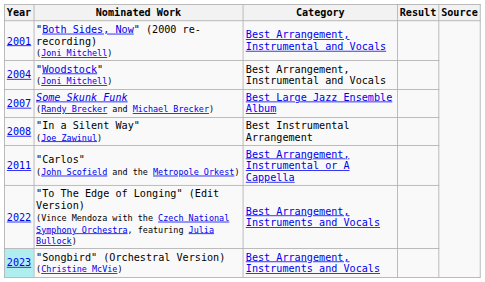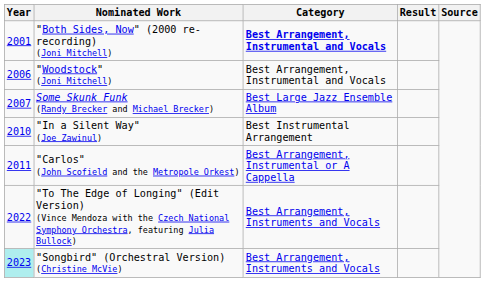(316, 41) normal -> (316, 41) bold
(19, 75) 2004 -> (19, 75) 2006
(19, 131) 2008 -> (19, 131) 2010
